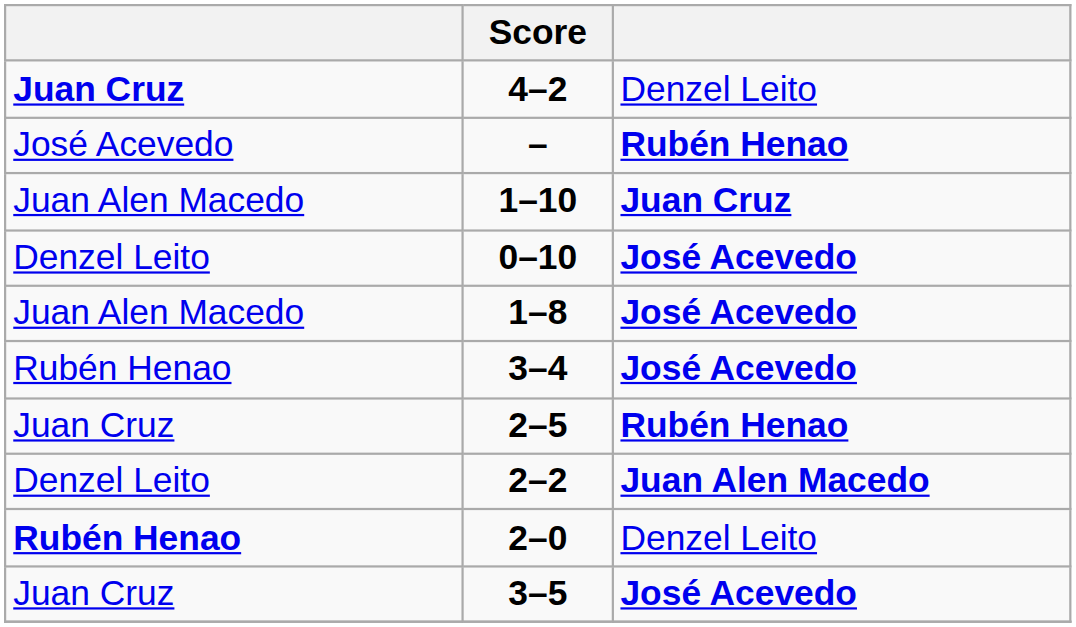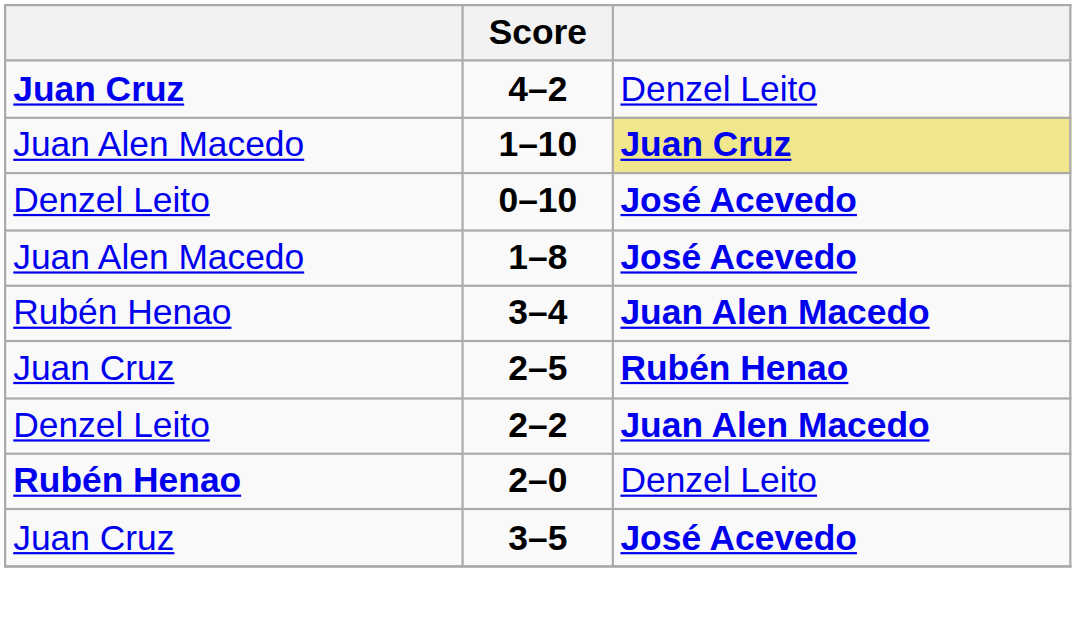- row: (538, 144)
(706, 200) no background -> (706, 144) khaki background
(739, 369) José Acevedo -> (775, 312) Juan Alen Macedo
